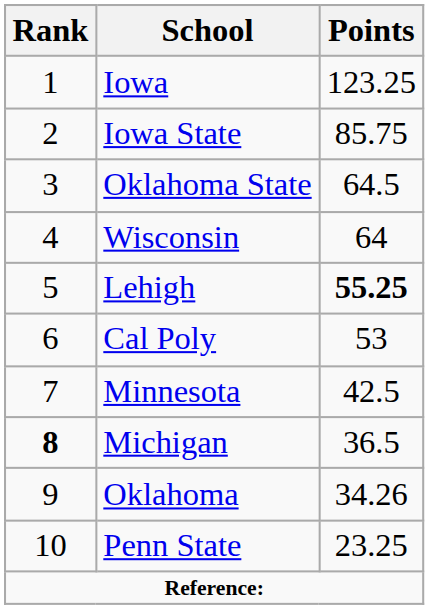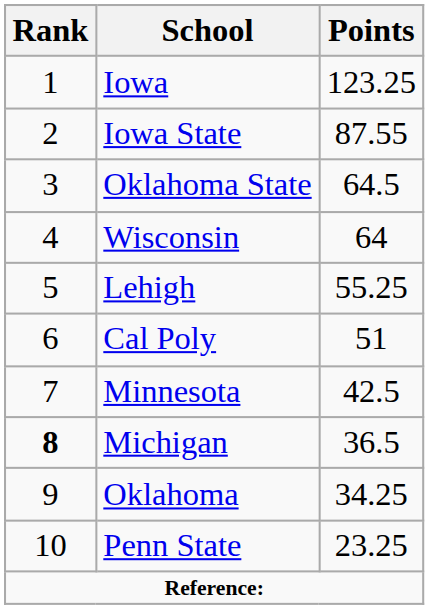(371, 133) 85.75 -> (371, 133) 87.55
(371, 287) bold -> (371, 287) normal
(371, 339) 53 -> (371, 339) 51
(371, 493) 34.26 -> (371, 493) 34.25
